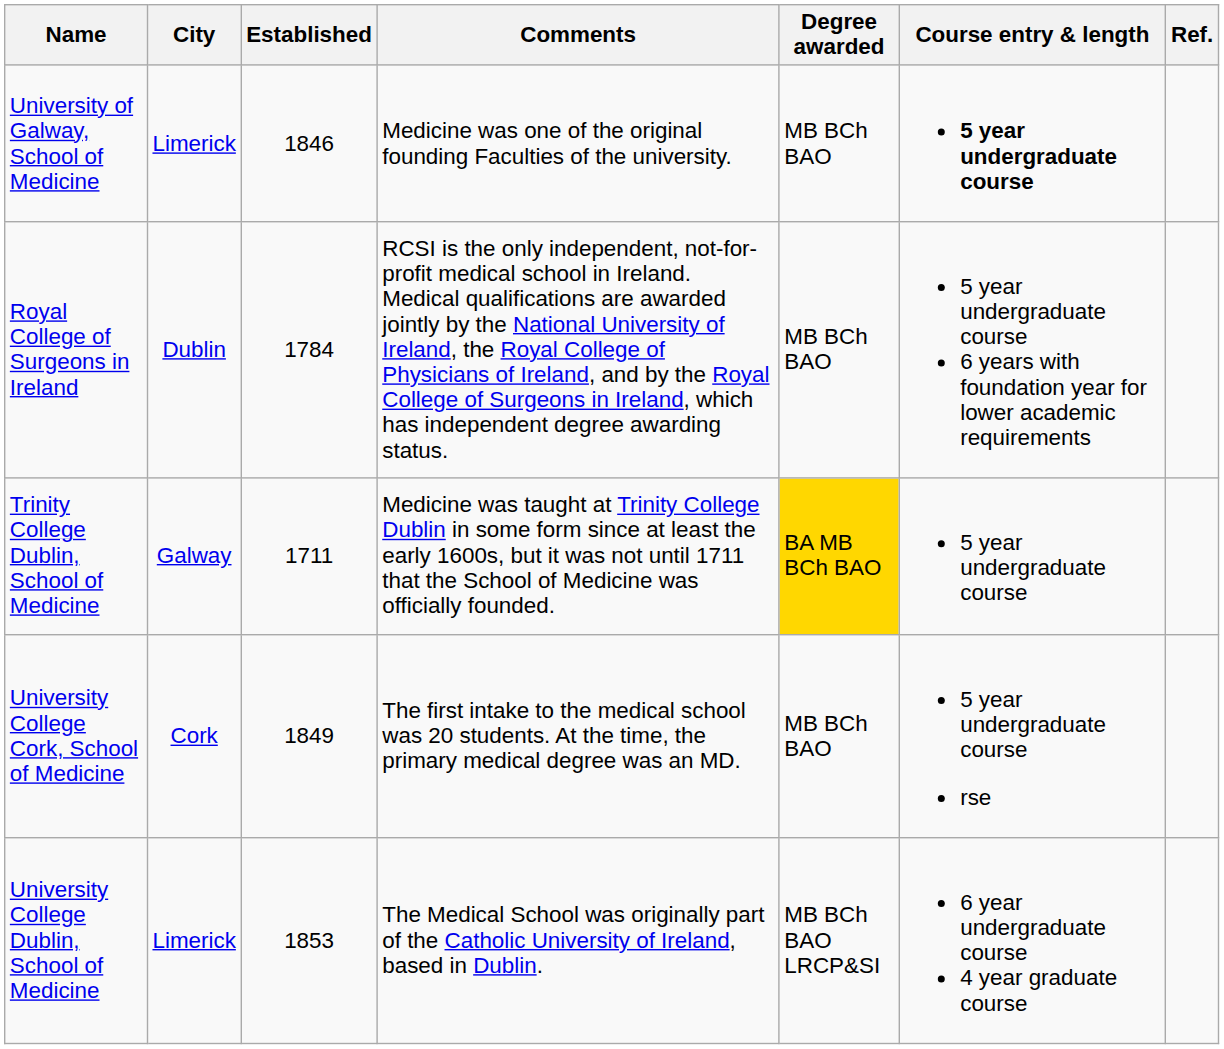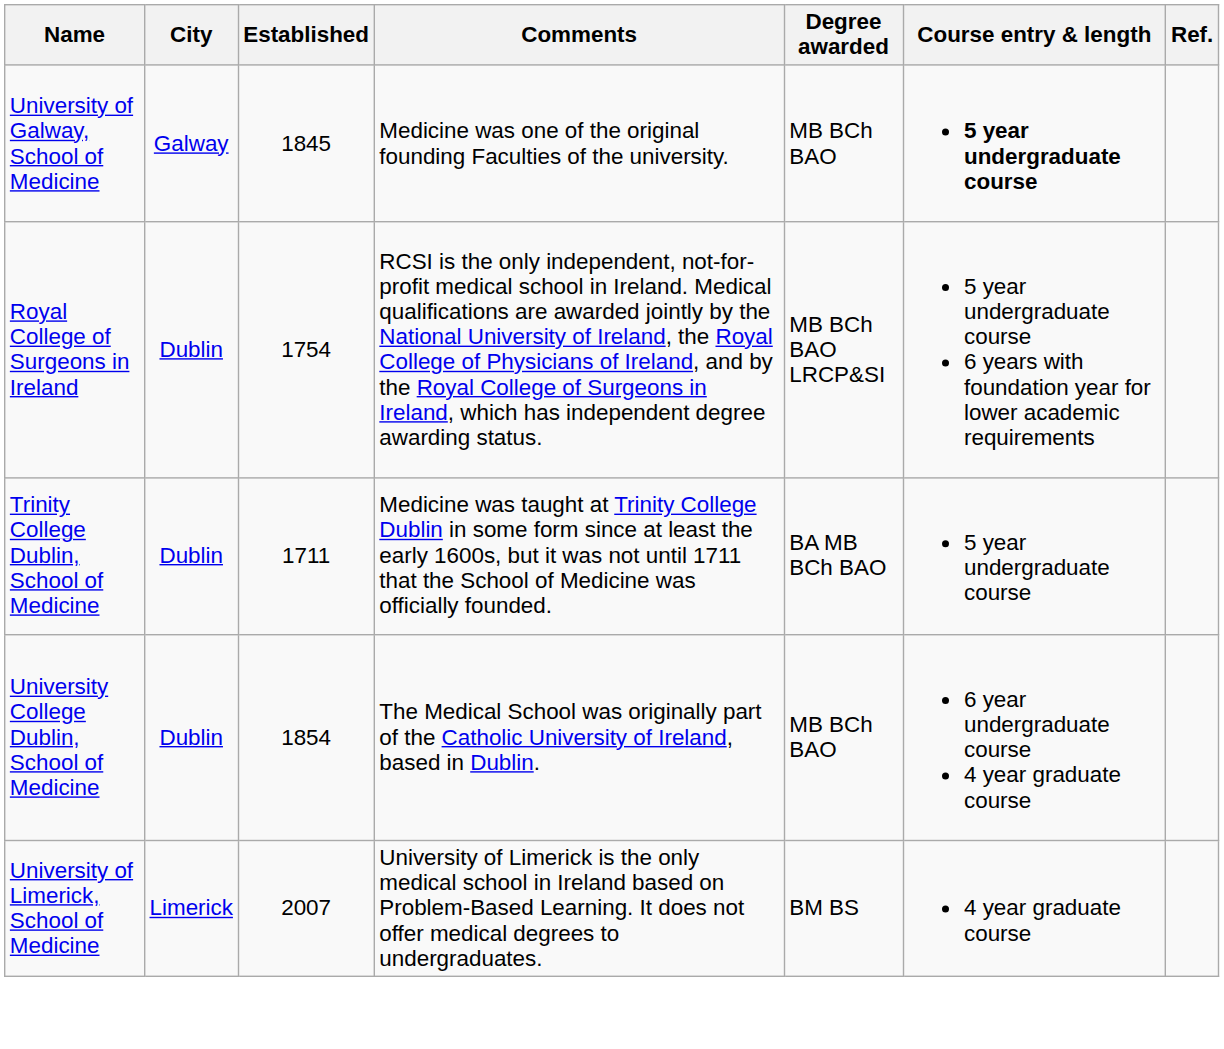(194, 143) Limerick -> (191, 143) Galway
(309, 143) 1846 -> (306, 143) 1845
(309, 349) 1784 -> (306, 349) 1754
(826, 349) MB BCh BAO -> (837, 349) MB BCh BAO LRCP&SI
(194, 555) Galway -> (191, 555) Dublin
(833, 555) gold background -> (838, 555) no background
- row: (74, 735)
(194, 940) Limerick -> (191, 736) Dublin
(309, 940) 1853 -> (306, 736) 1854
(832, 940) MB BCh BAO LRCP&SI -> (831, 736) MB BCh BAO
+ row: (71, 908)
